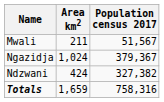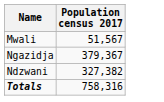- column: (73, 19)
